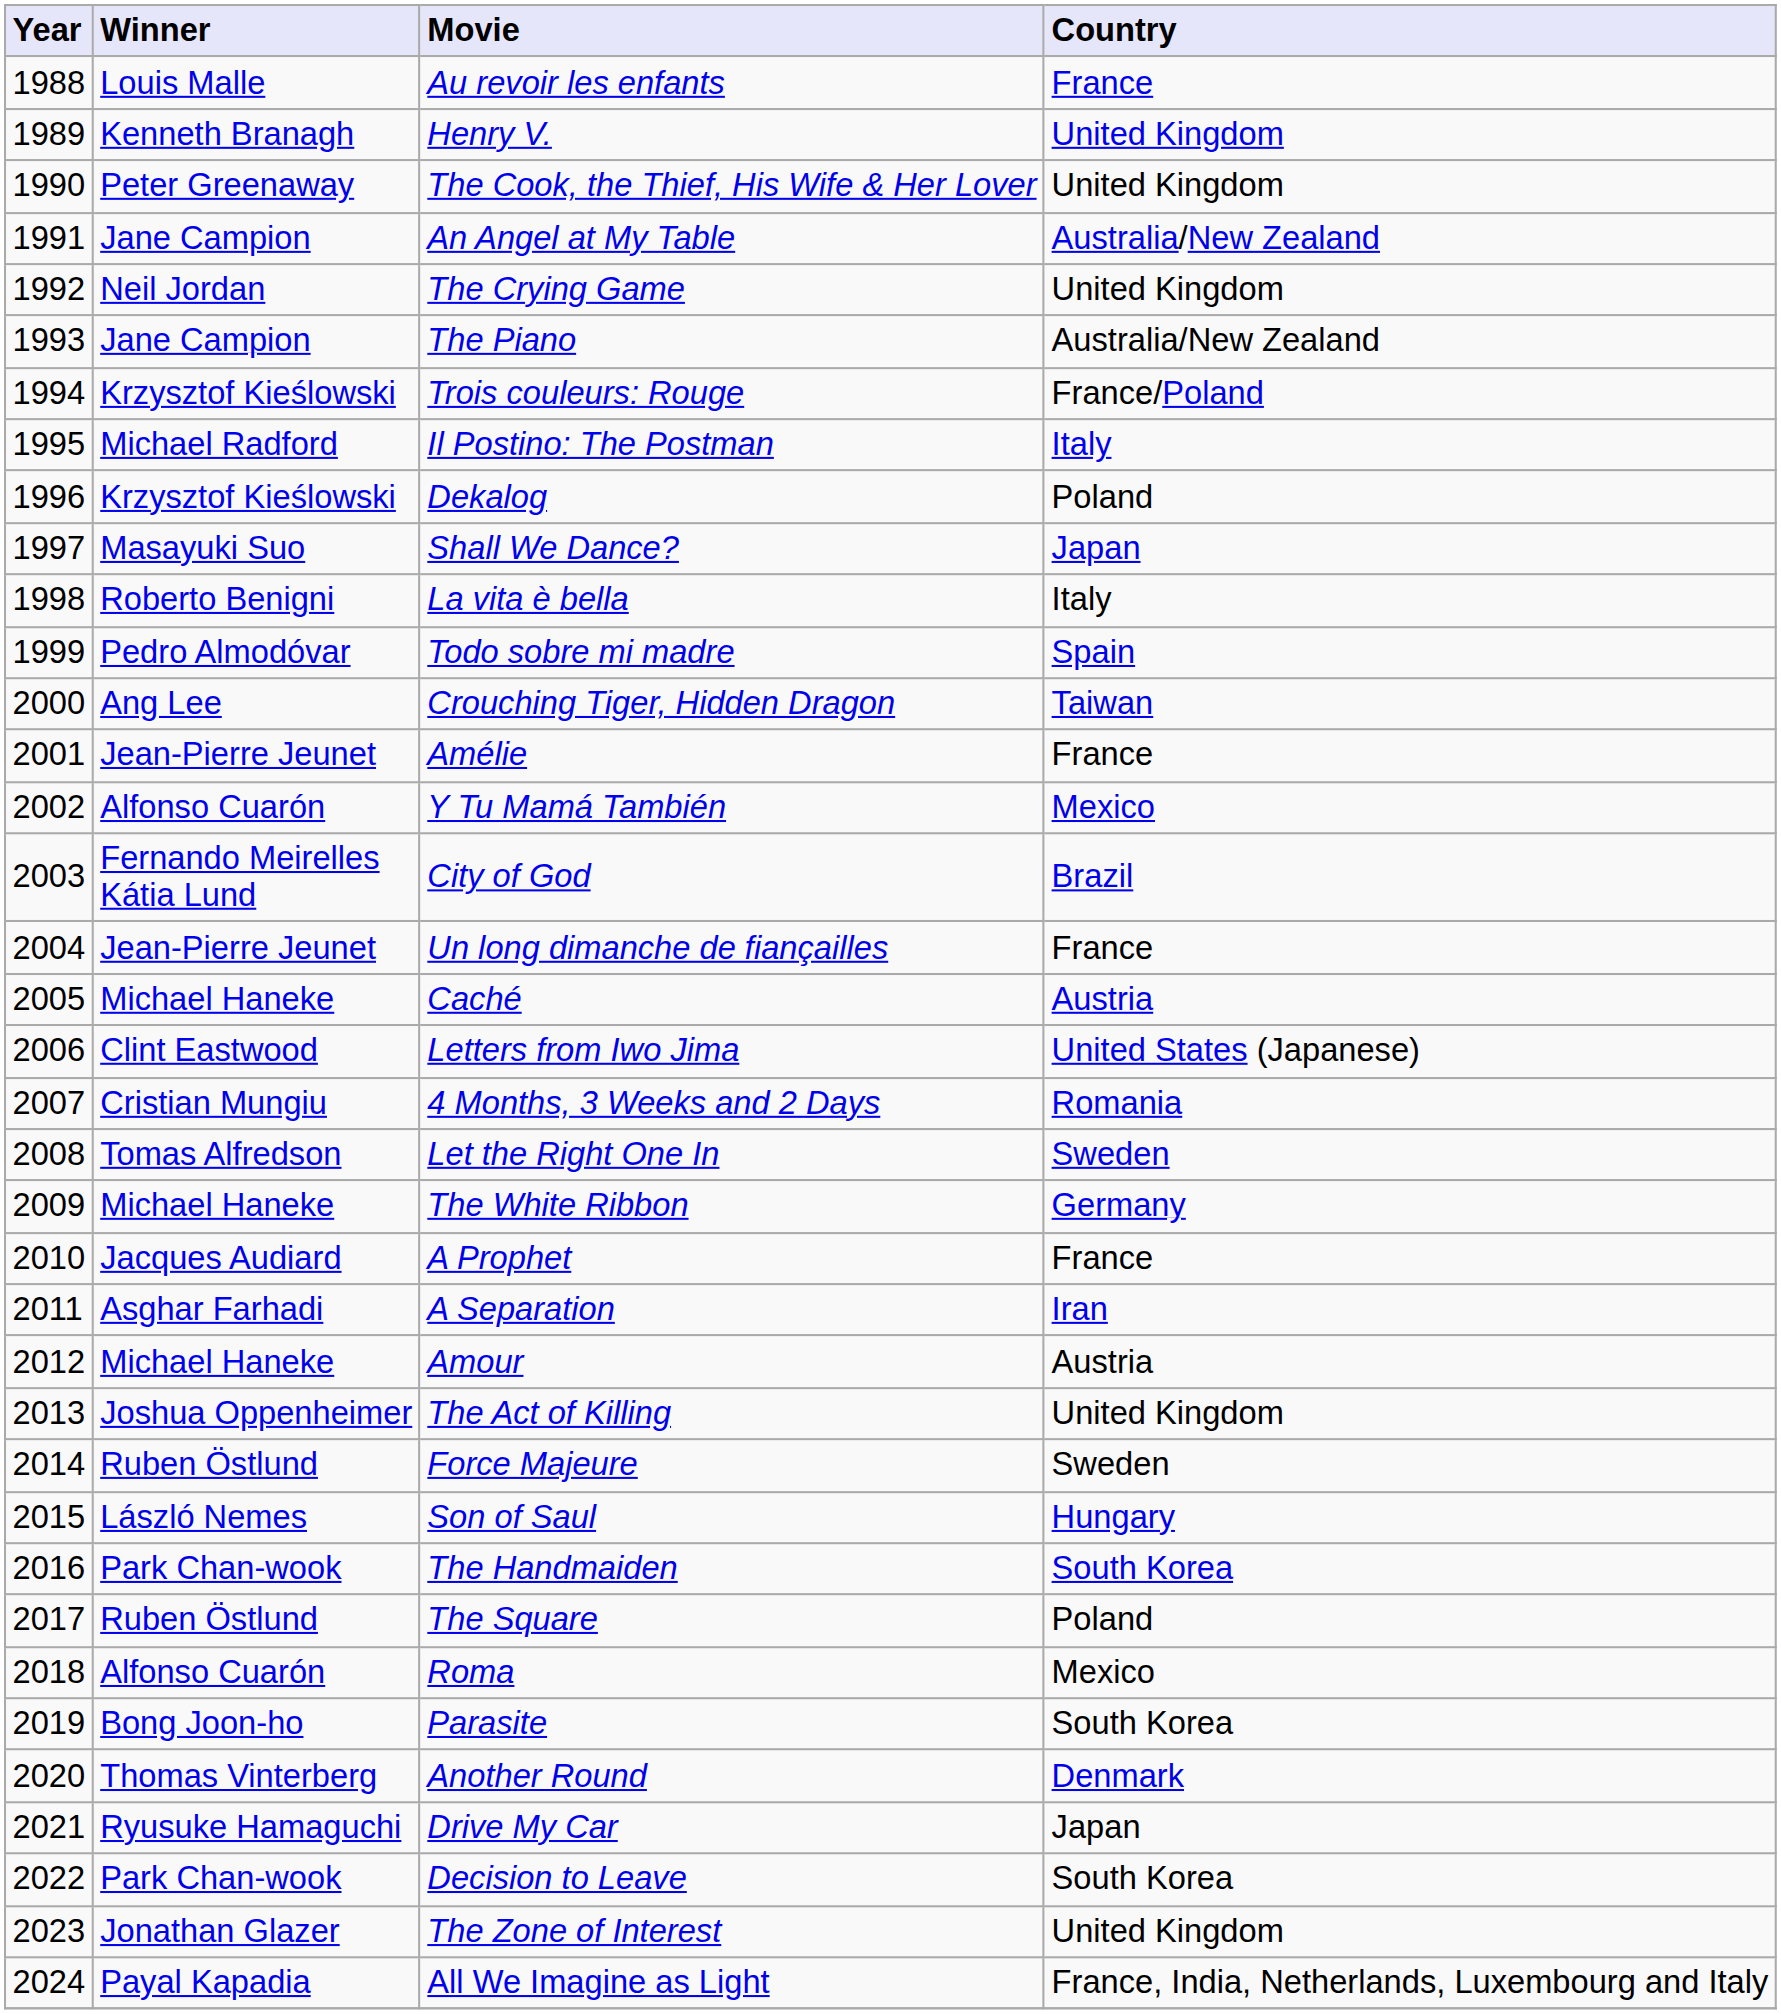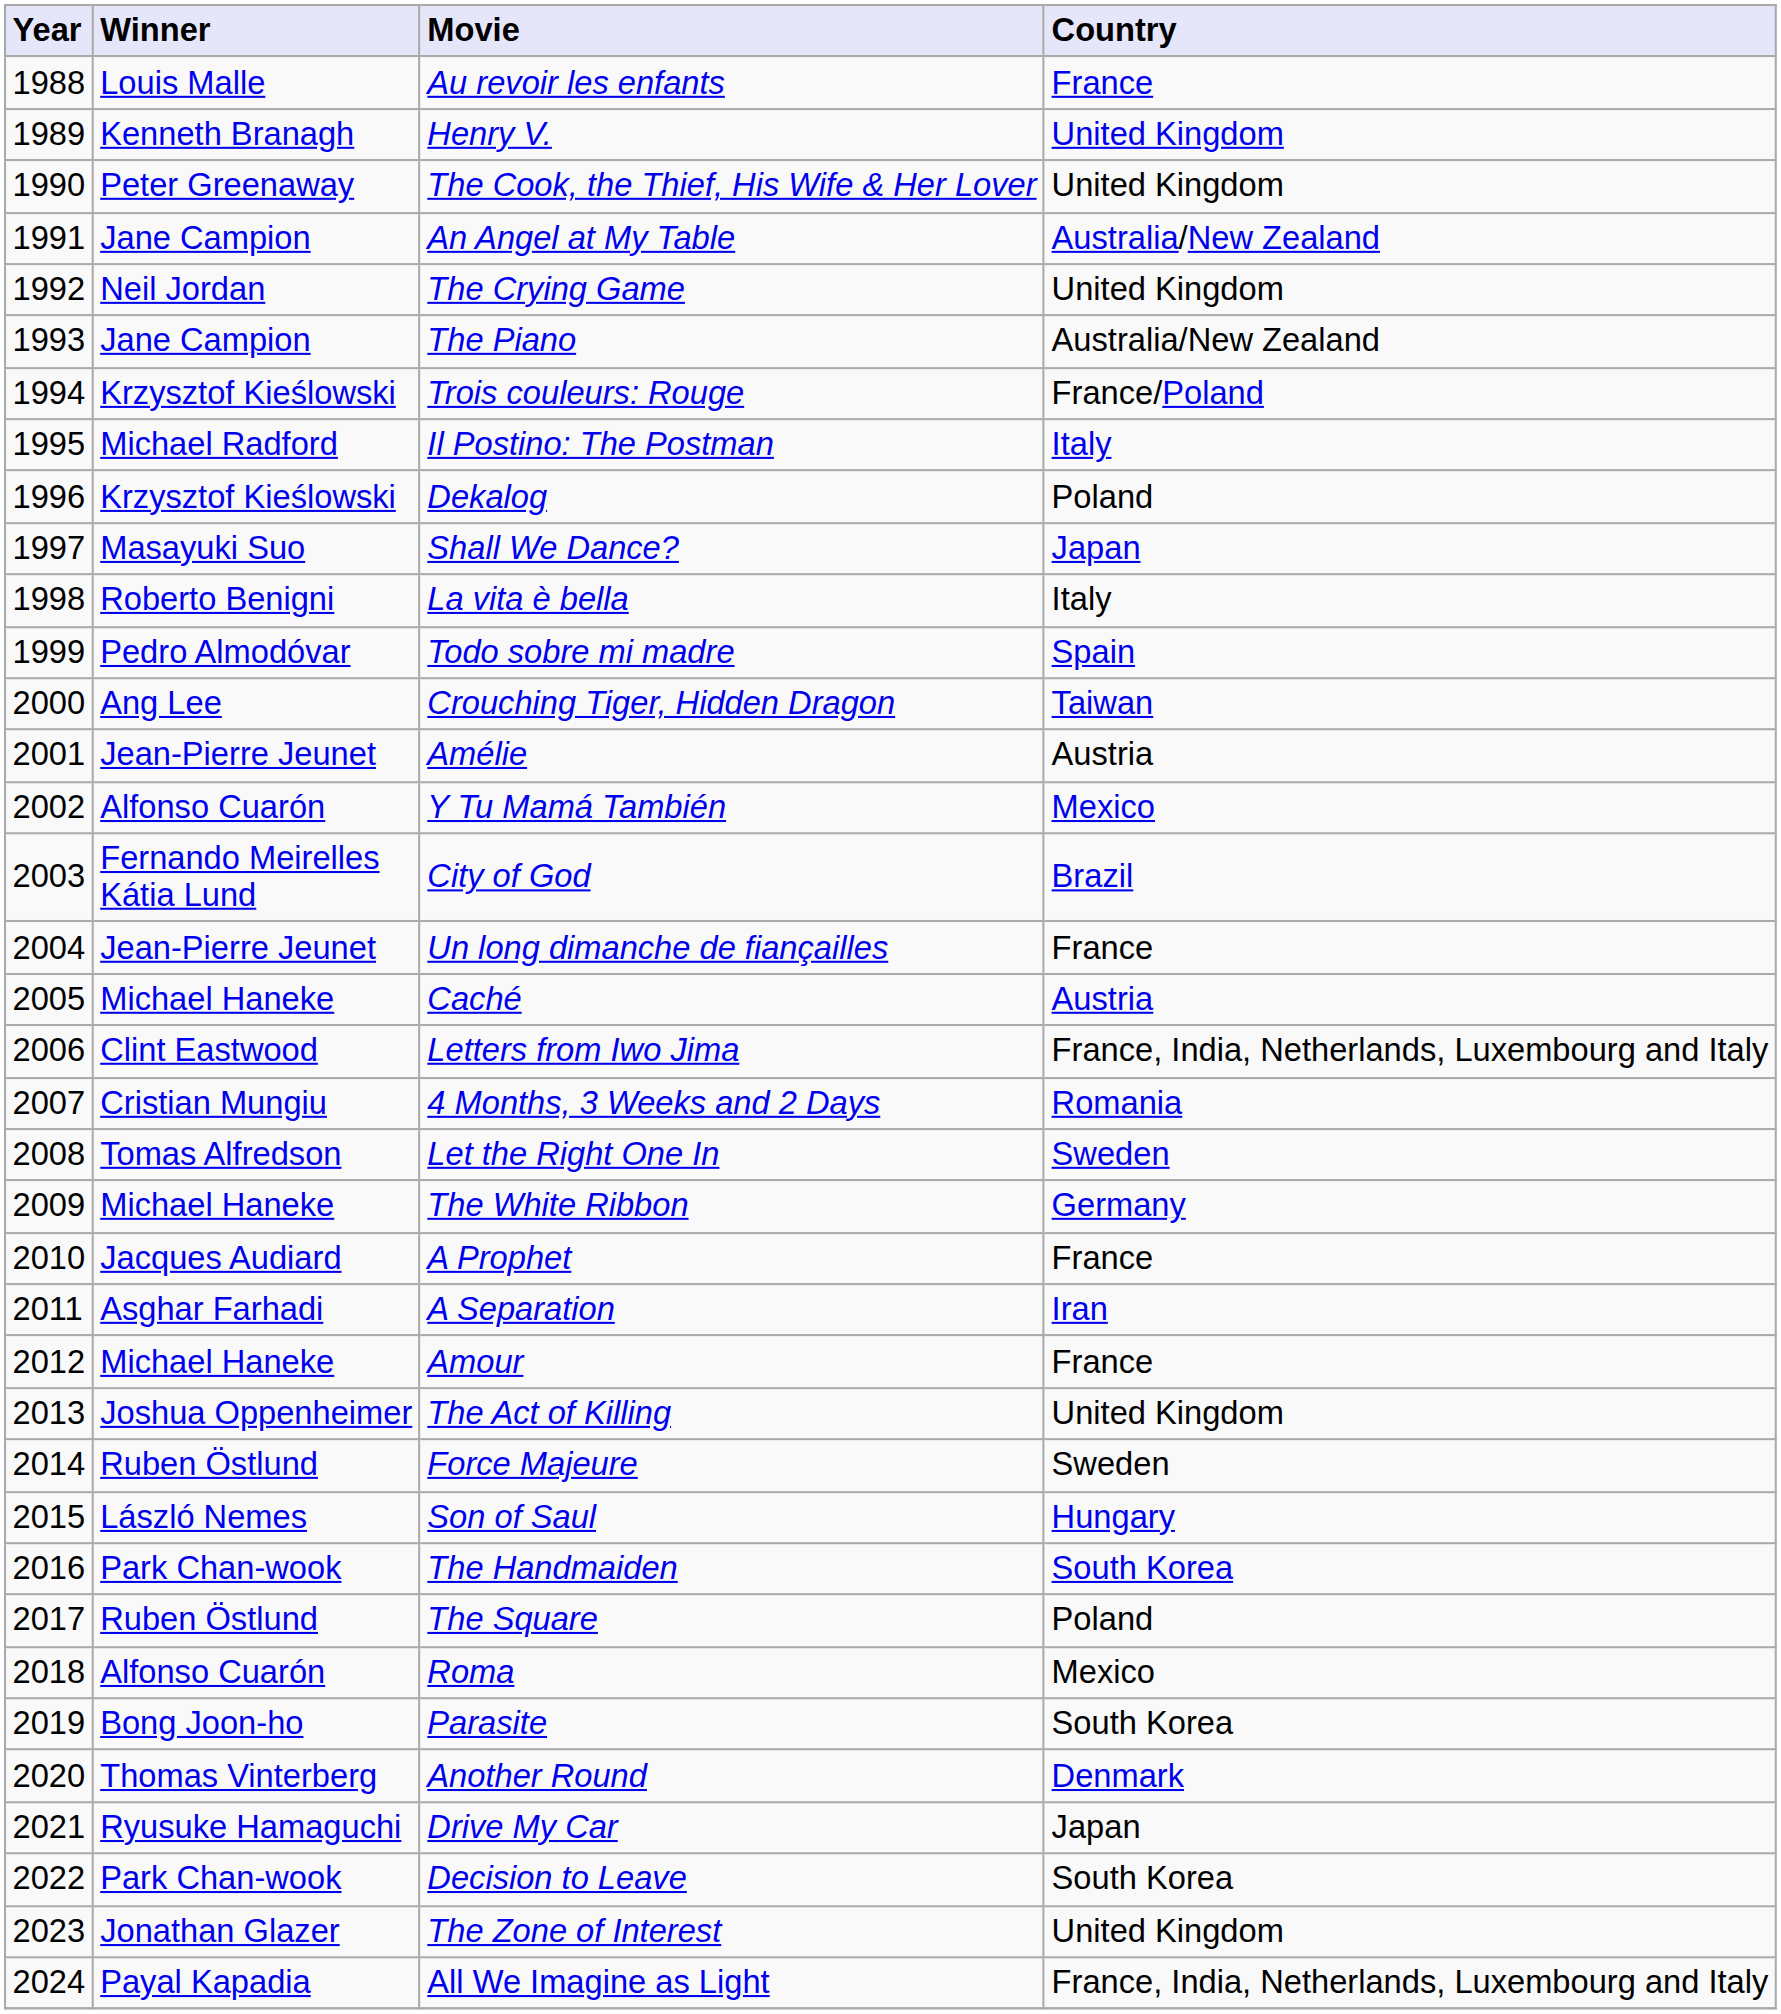(1102, 755) France -> (1102, 755) Austria
(1236, 1050) United States (Japanese) -> (1410, 1050) France, India, Netherlands, Luxembourg and Italy
(1102, 1361) Austria -> (1102, 1361) France
